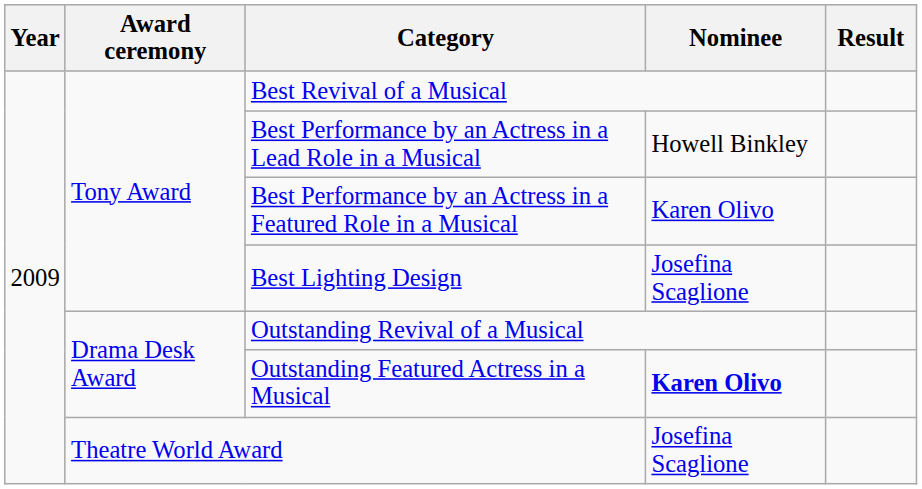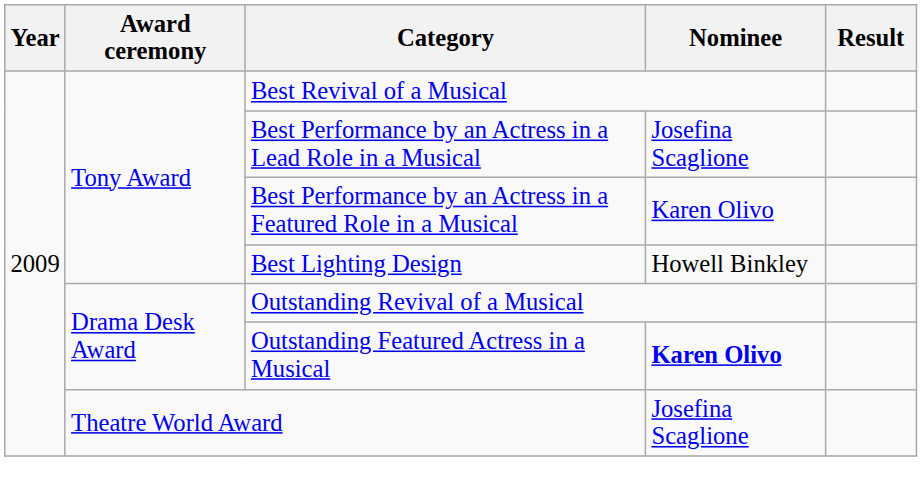(730, 143) Howell Binkley -> (700, 143) Josefina Scaglione
(700, 277) Josefina Scaglione -> (730, 263) Howell Binkley
